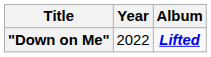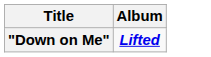- column: (133, 16)
